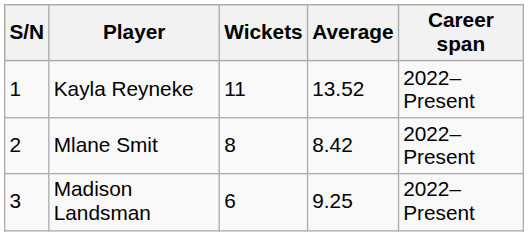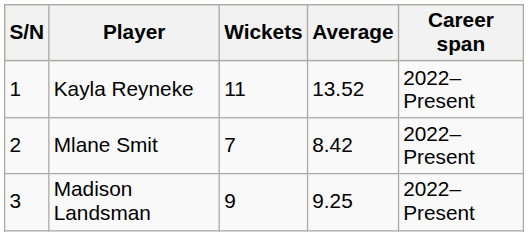(230, 145) 8 -> (230, 145) 7
(230, 201) 6 -> (230, 201) 9
